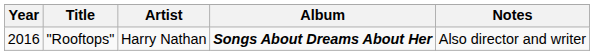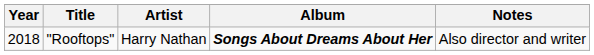(24, 38) 2016 -> (24, 38) 2018
